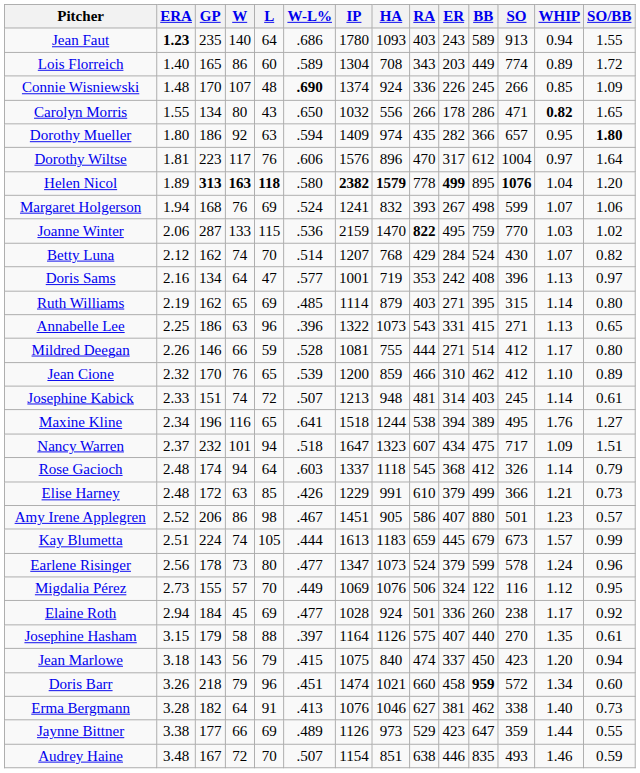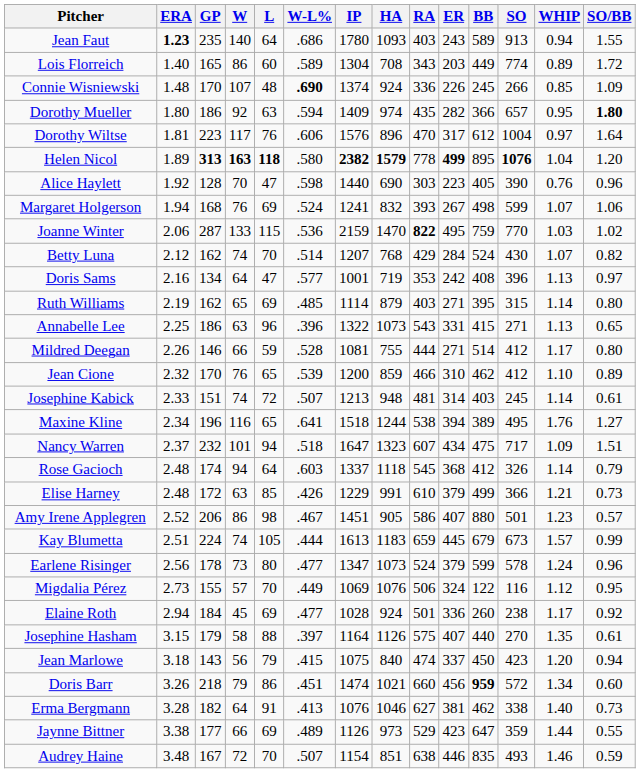- row: (81, 111)
+ row: (81, 183)
(269, 684) 96 -> (269, 684) 86
(454, 684) 458 -> (454, 684) 456
